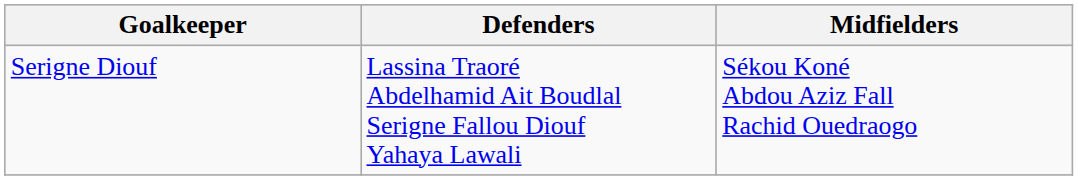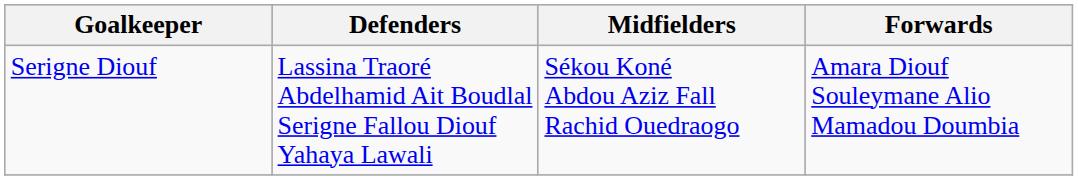+ column: (939, 25)
